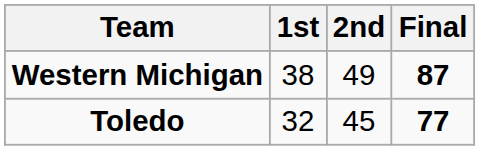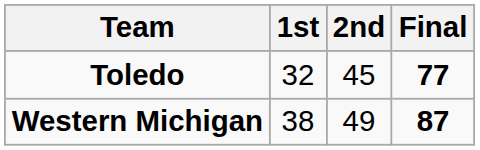rows swapped: (137, 74) <-> (137, 121)
